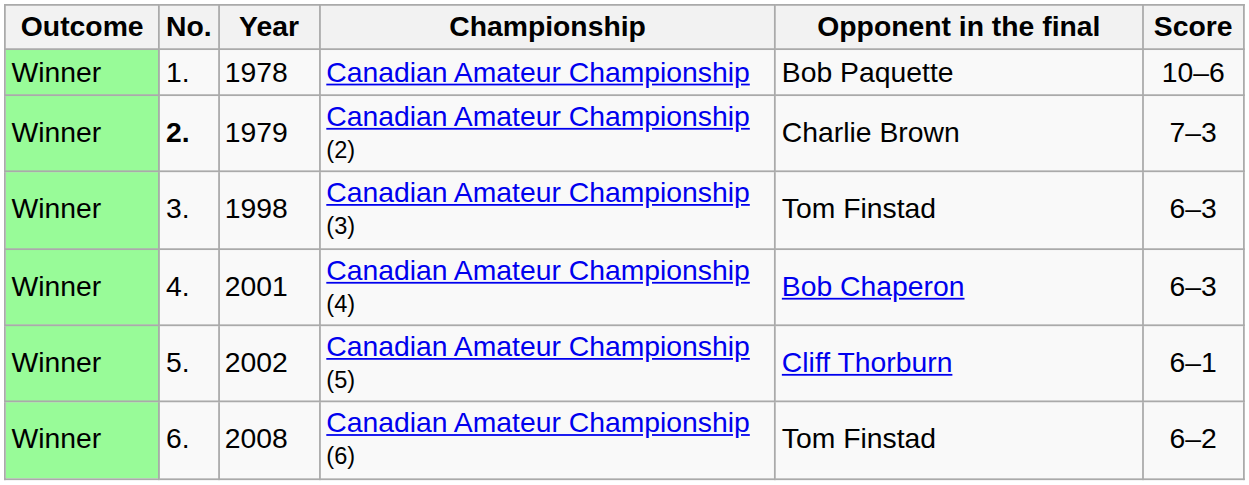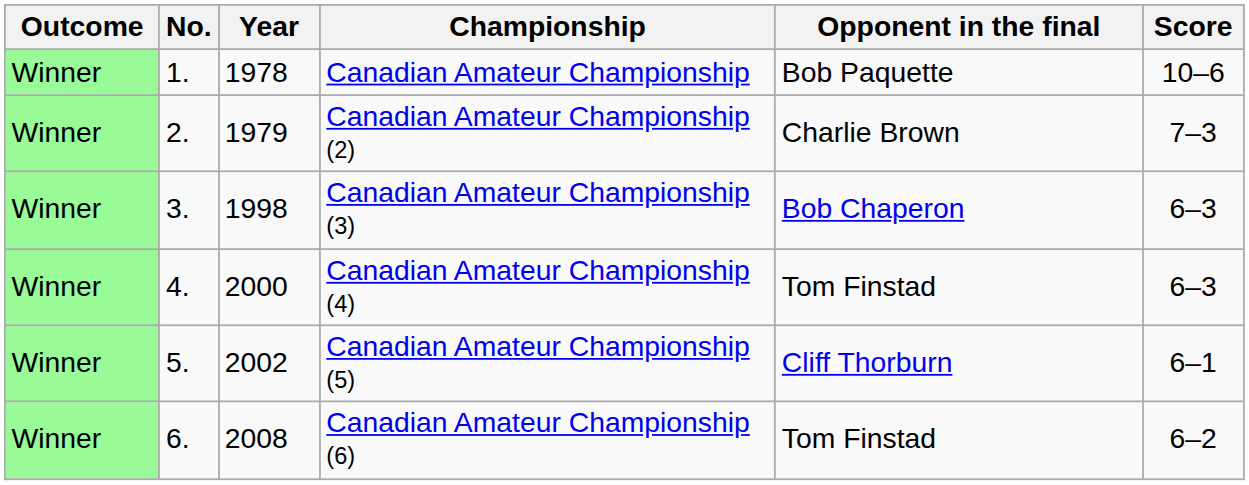(178, 132) bold -> (178, 132) normal
(859, 209) Tom Finstad -> (873, 209) Bob Chaperon
(256, 286) 2001 -> (256, 286) 2000
(873, 286) Bob Chaperon -> (859, 286) Tom Finstad
